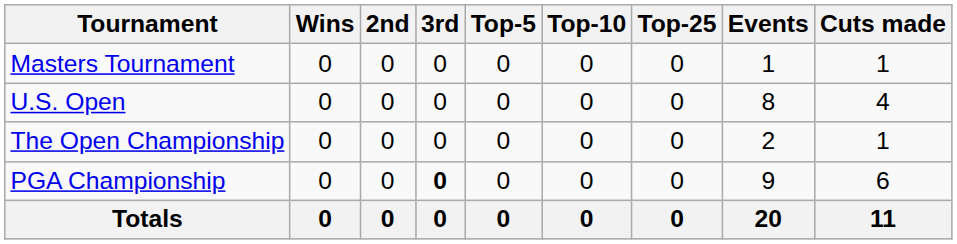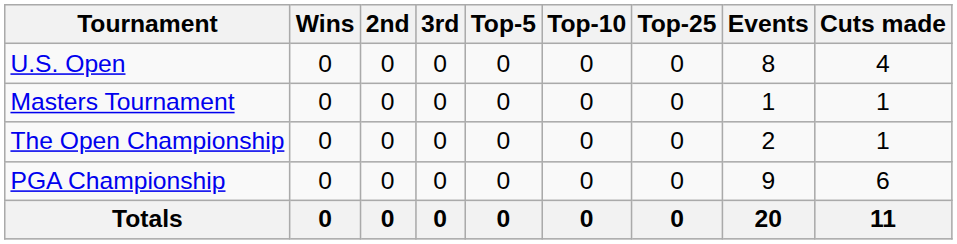rows swapped: (123, 63) <-> (68, 102)
(440, 180) bold -> (440, 180) normal
